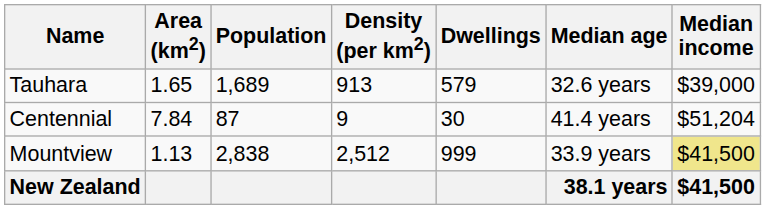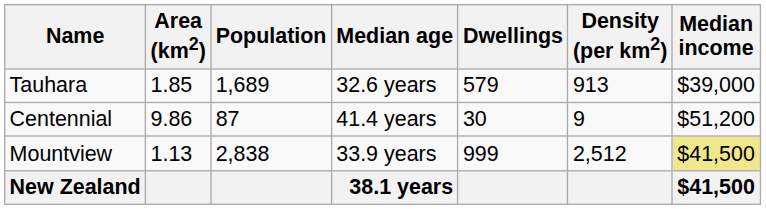columns swapped: (384, 36) <-> (609, 36)
(171, 85) 1.65 -> (171, 85) 1.85
(171, 119) 7.84 -> (171, 119) 9.86
(716, 119) $51,204 -> (716, 119) $51,200
